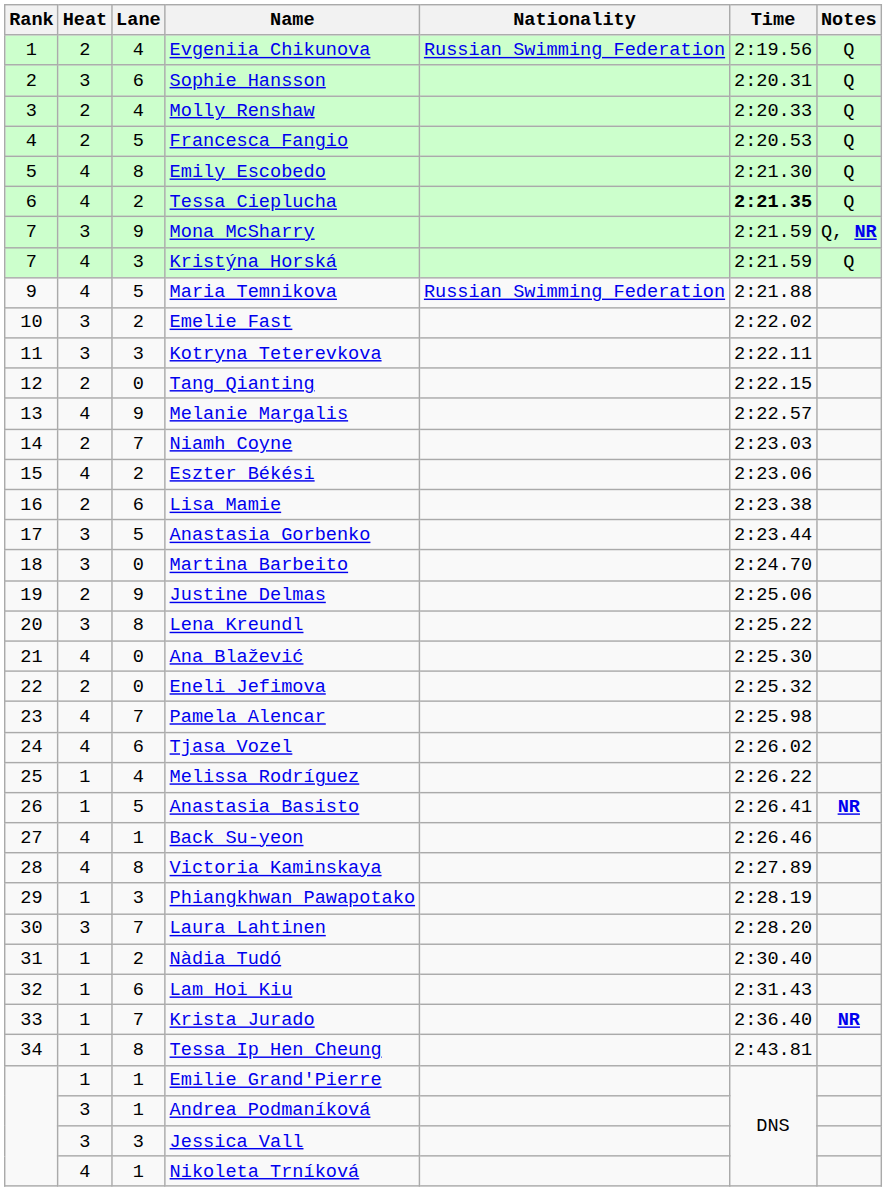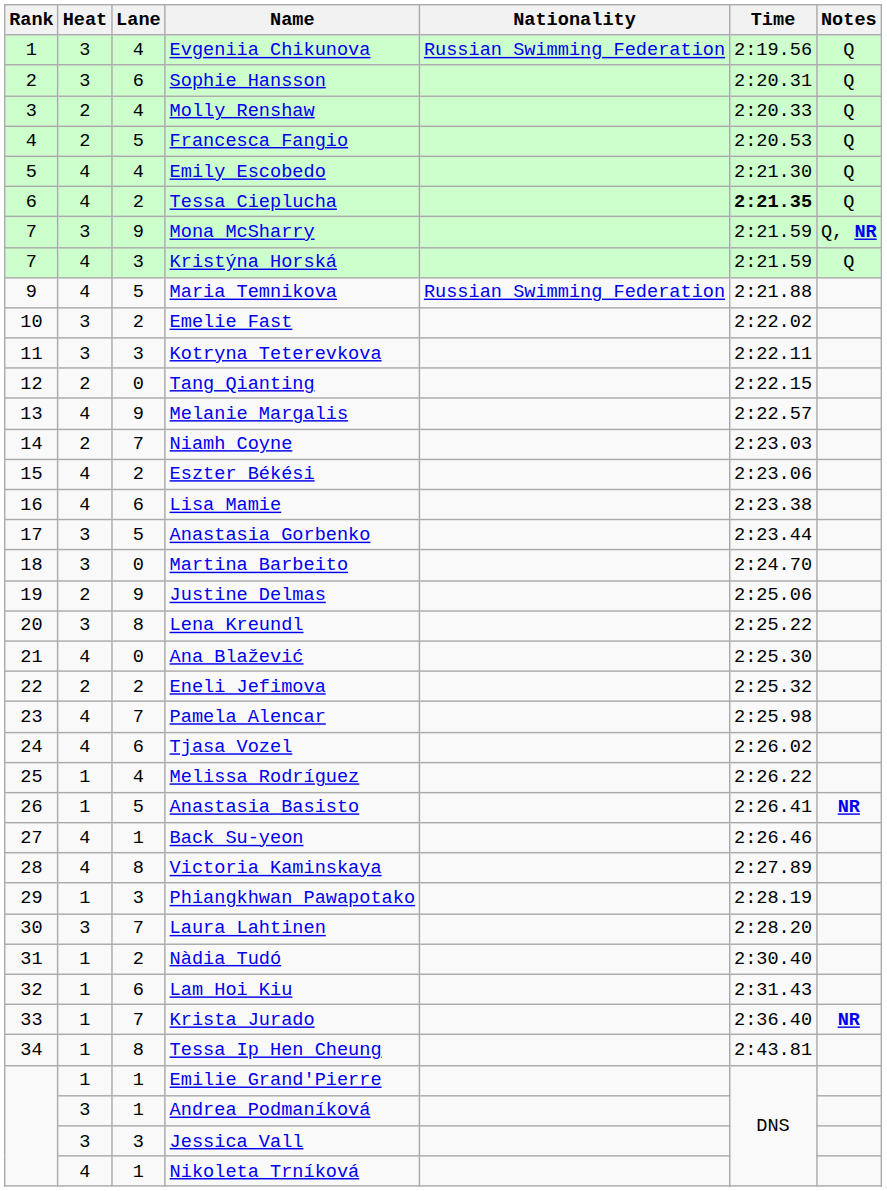(85, 50) 2 -> (85, 50) 3
(138, 171) 8 -> (138, 171) 4
(85, 505) 2 -> (85, 505) 4
(138, 686) 0 -> (138, 686) 2
